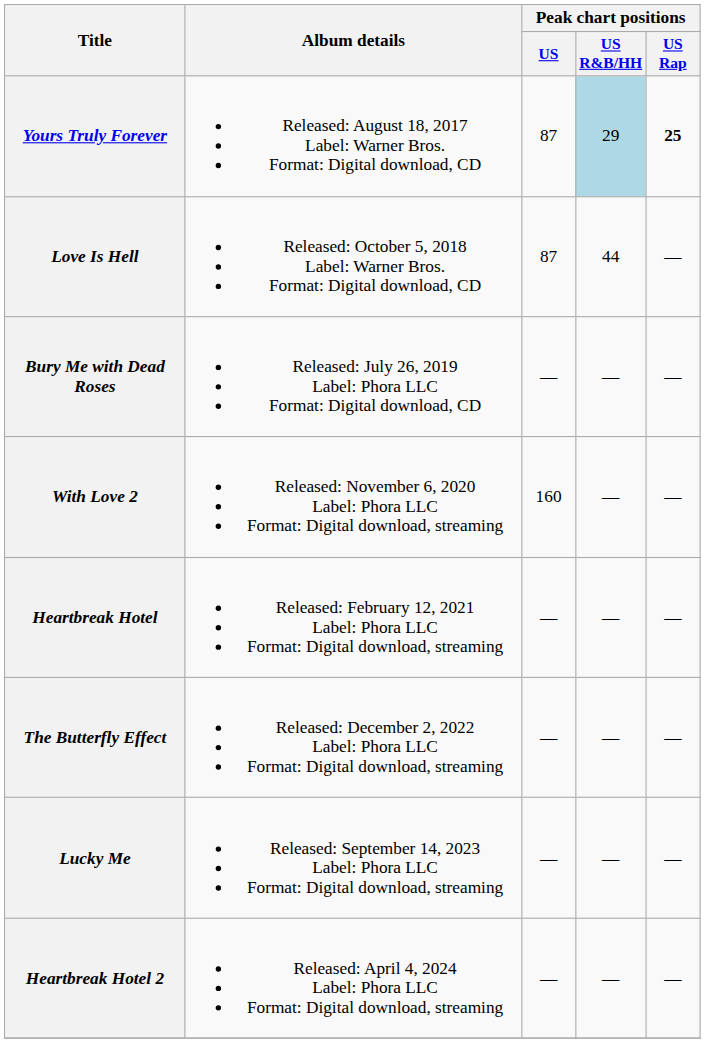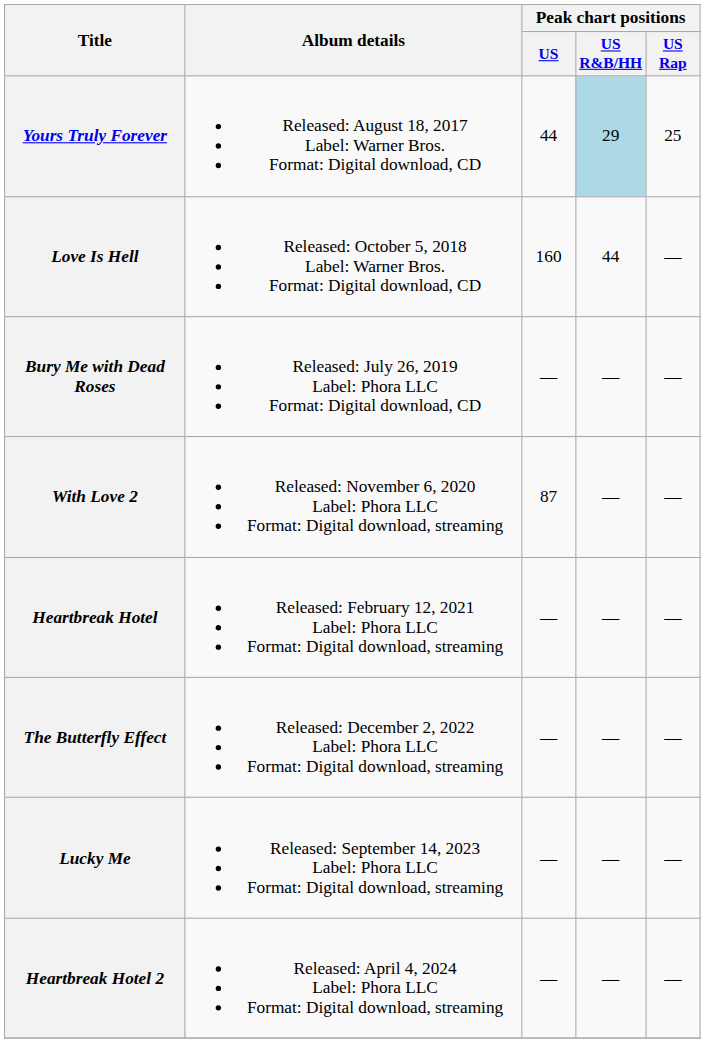(549, 136) 87 -> (549, 136) 44
(673, 136) bold -> (673, 136) normal
(549, 256) 87 -> (549, 256) 160
(549, 496) 160 -> (549, 496) 87
